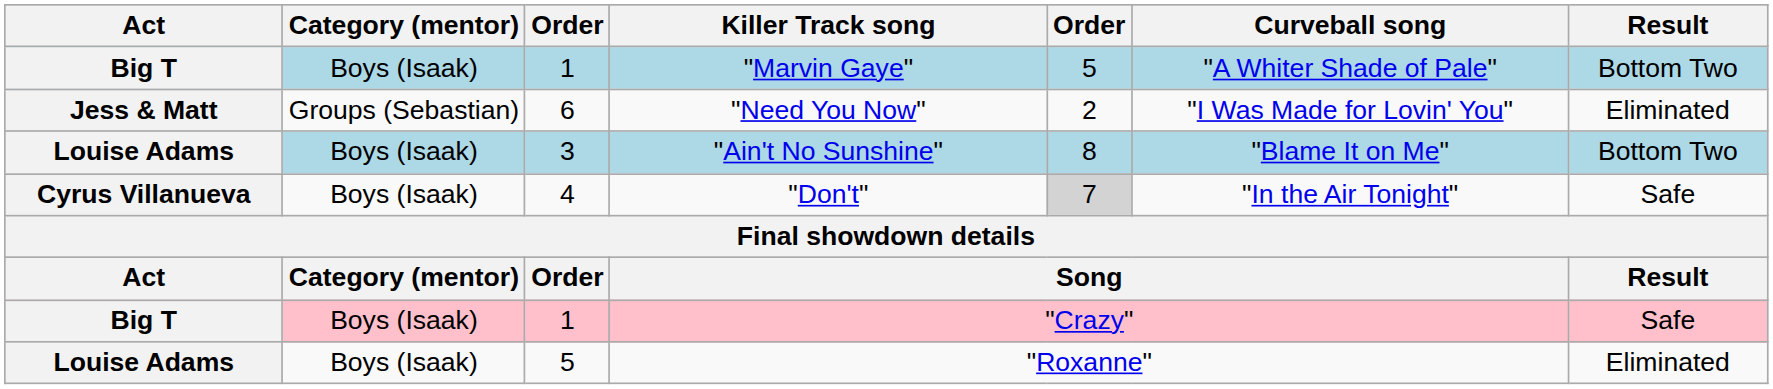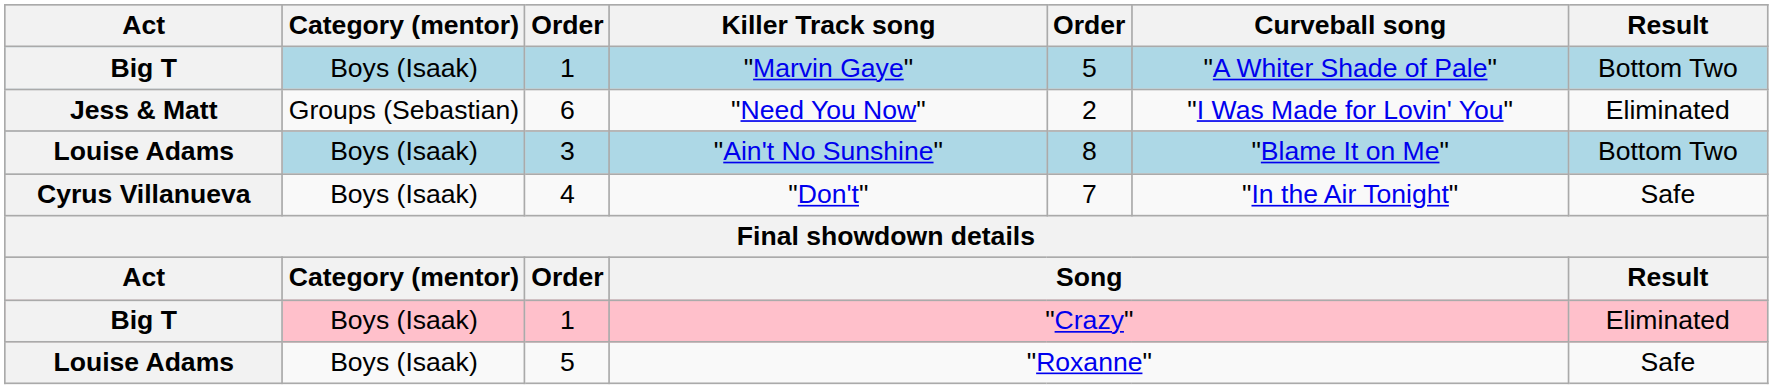(1089, 194) lightgrey background -> (1089, 194) no background
(1668, 320) Safe -> (1668, 320) Eliminated
(1668, 362) Eliminated -> (1668, 362) Safe
